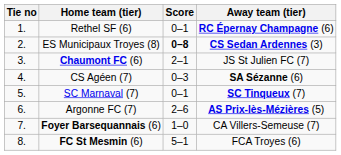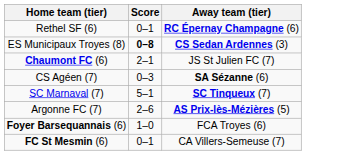- column: (22, 12)
(180, 93) 0–1 -> (145, 93) 5–1
(266, 126) CA Villers-Semeuse (7) -> (232, 126) FCA Troyes (6)
(180, 142) 5–1 -> (145, 142) 0–1
(266, 142) FCA Troyes (6) -> (232, 142) CA Villers-Semeuse (7)
